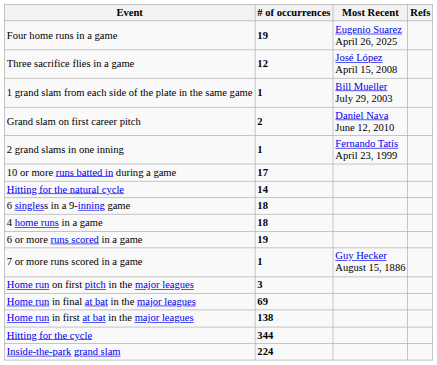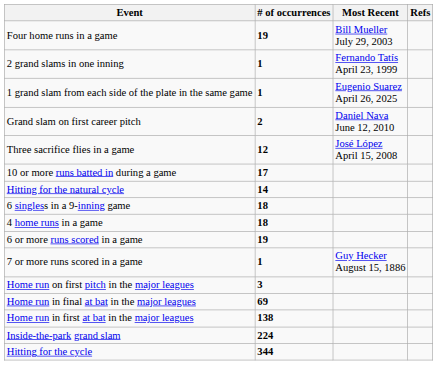(369, 35) Eugenio Suarez April 26, 2025 -> (364, 35) Bill Mueller July 29, 2003
rows swapped: (65, 150) <-> (71, 64)
(364, 92) Bill Mueller July 29, 2003 -> (369, 92) Eugenio Suarez April 26, 2025
rows swapped: (64, 352) <-> (49, 335)
